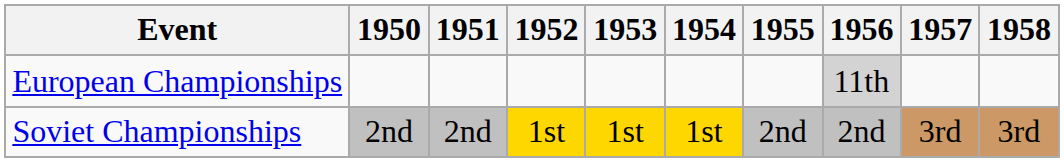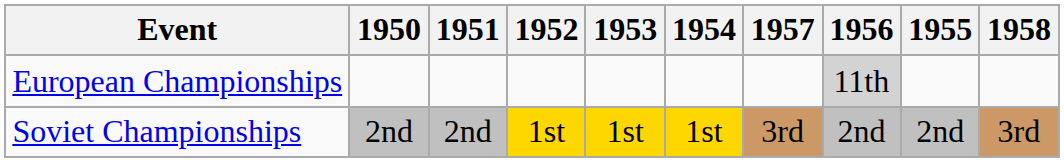columns swapped: (783, 29) <-> (940, 29)
